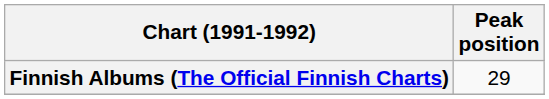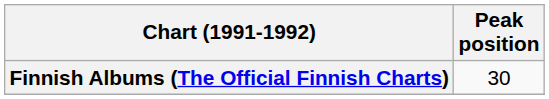(499, 77) 29 -> (499, 77) 30
